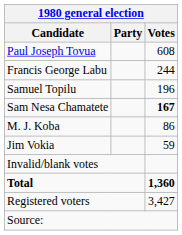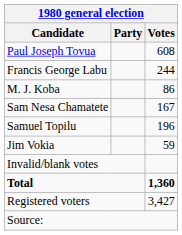rows swapped: (42, 88) <-> (33, 126)
(166, 107) bold -> (166, 107) normal
